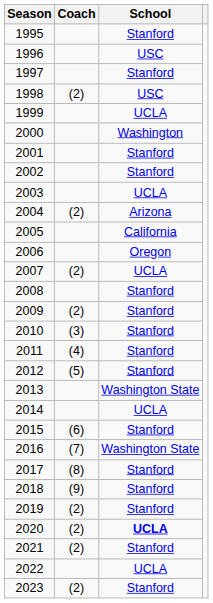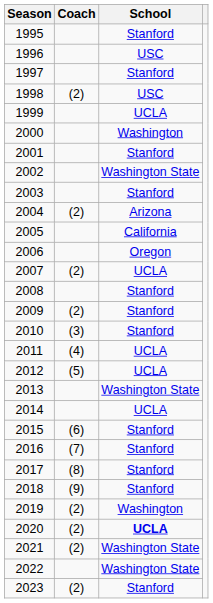(150, 172) Stanford -> (150, 172) Washington State
(150, 192) UCLA -> (150, 192) Stanford
(150, 350) Stanford -> (150, 350) UCLA
(150, 370) Stanford -> (150, 370) UCLA
(150, 449) Washington State -> (150, 449) Stanford
(150, 509) Stanford -> (150, 509) Washington
(150, 548) Stanford -> (150, 548) Washington State
(150, 568) UCLA -> (150, 568) Washington State
